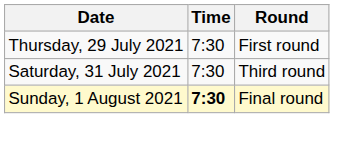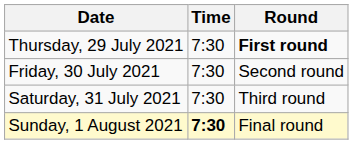(279, 44) normal -> (283, 44) bold
+ row: (84, 71)
